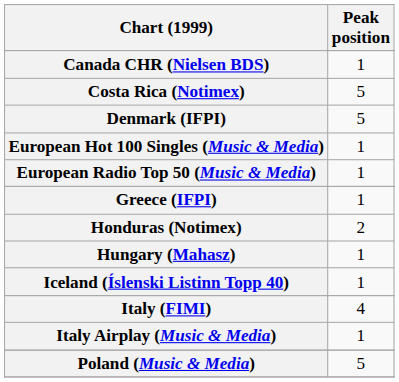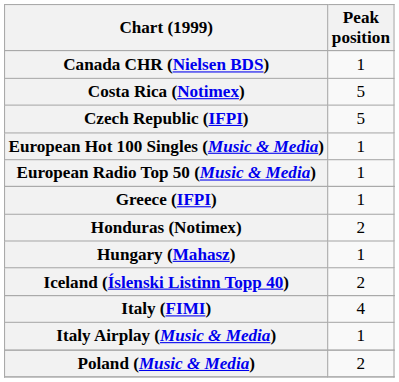+ row: (166, 118)
- row: (166, 118)
(361, 281) 1 -> (361, 281) 2
(361, 363) 5 -> (361, 363) 2
